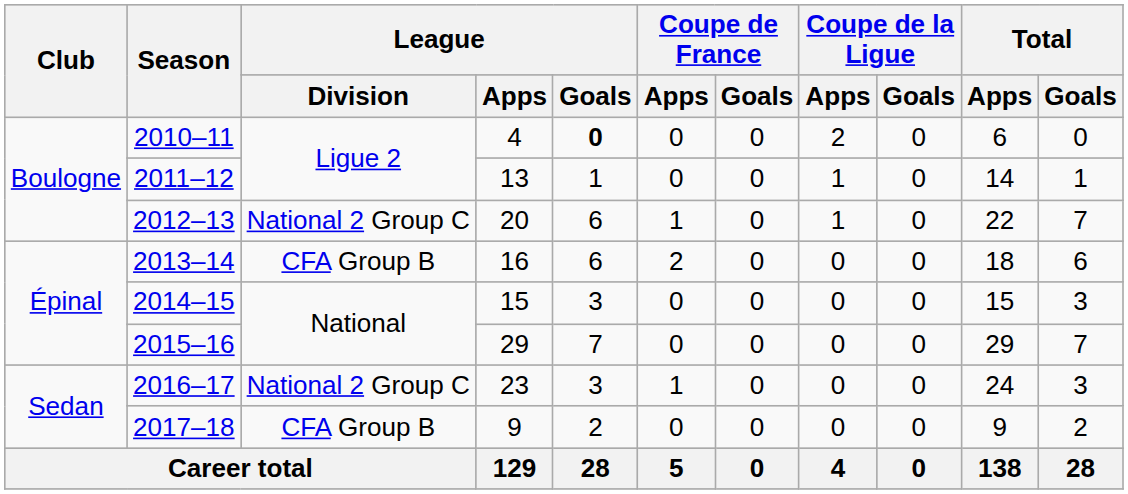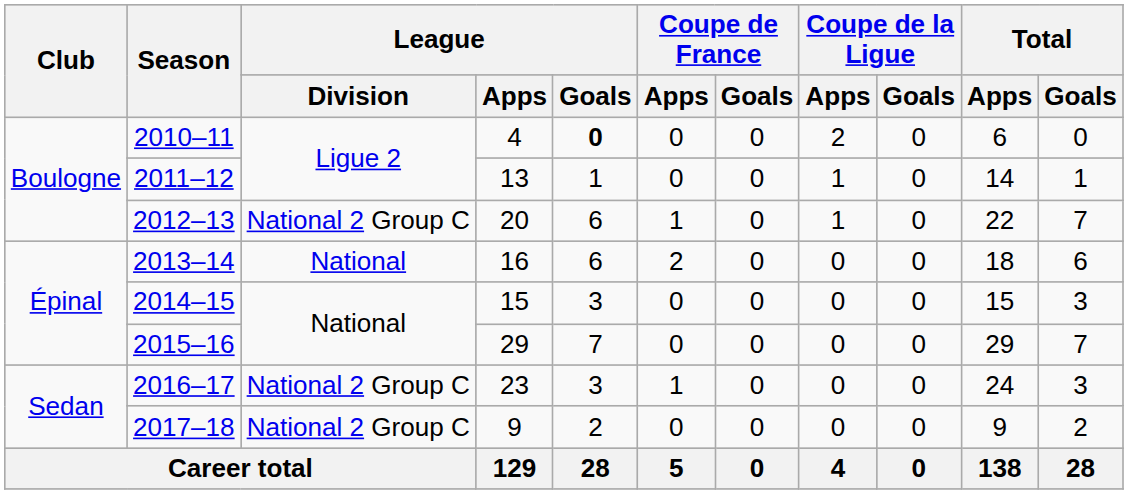(358, 261) CFA Group B -> (358, 261) National
(358, 426) CFA Group B -> (358, 426) National 2 Group C
